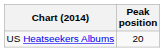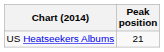(138, 39) 20 -> (138, 39) 21
